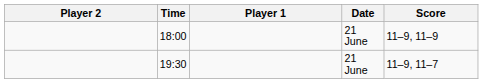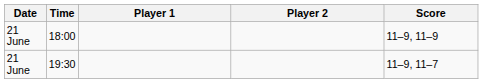columns swapped: (363, 13) <-> (81, 13)
